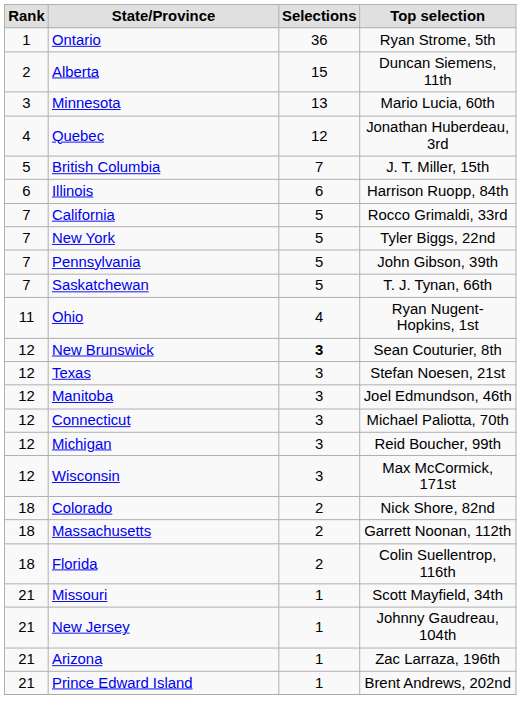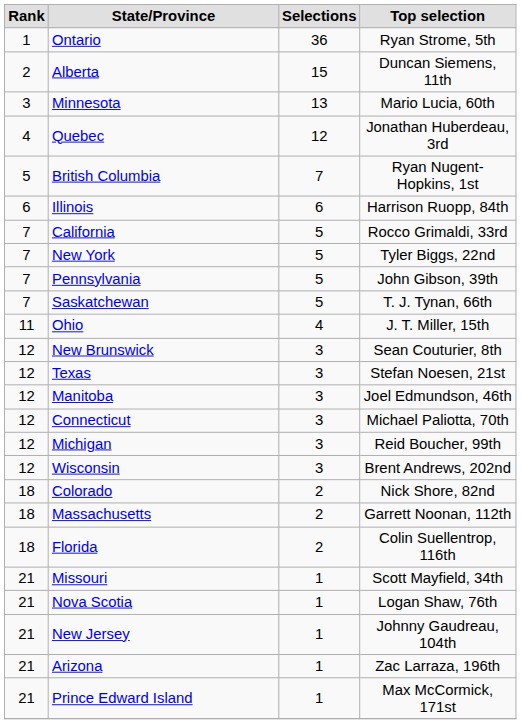(438, 167) J. T. Miller, 15th -> (438, 176) Ryan Nugent-Hopkins, 1st
(438, 317) Ryan Nugent-Hopkins, 1st -> (438, 326) J. T. Miller, 15th
(319, 349) bold -> (319, 349) normal
(438, 476) Max McCormick, 171st -> (438, 467) Brent Andrews, 202nd
+ row: (92, 602)
(438, 683) Brent Andrews, 202nd -> (438, 698) Max McCormick, 171st
